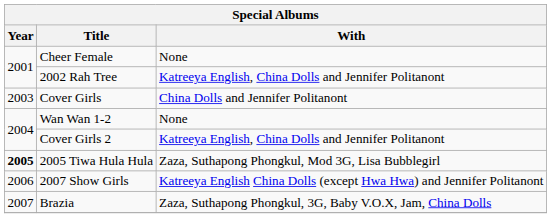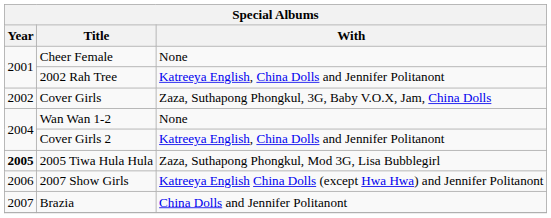(21, 98) 2003 -> (21, 98) 2002
(253, 98) China Dolls and Jennifer Politanont -> (325, 98) Zaza, Suthapong Phongkul, 3G, Baby V.O.X, Jam, China Dolls
(325, 202) Zaza, Suthapong Phongkul, 3G, Baby V.O.X, Jam, China Dolls -> (253, 202) China Dolls and Jennifer Politanont
